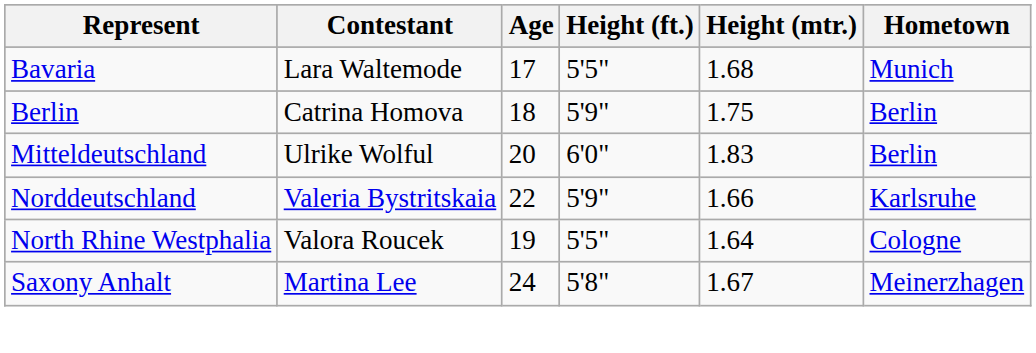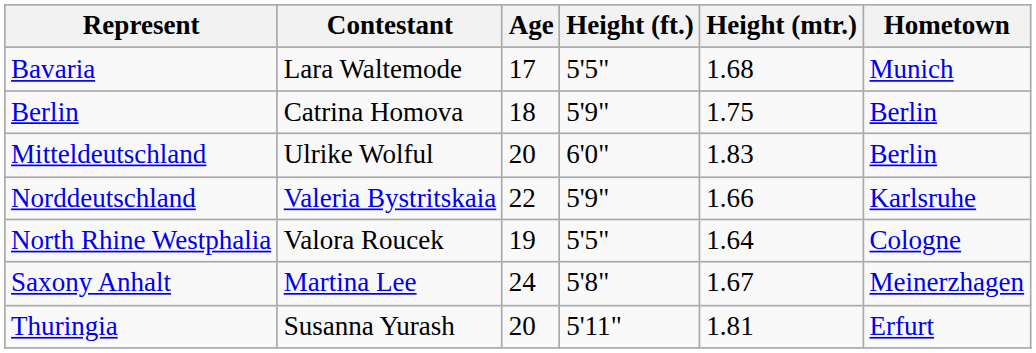+ row: (64, 326)
